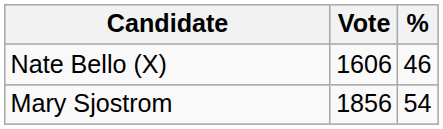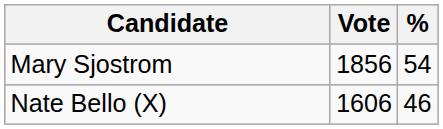rows swapped: (92, 104) <-> (89, 64)
